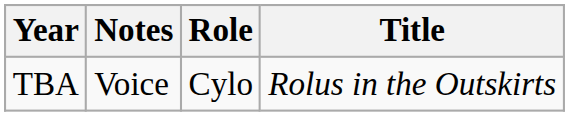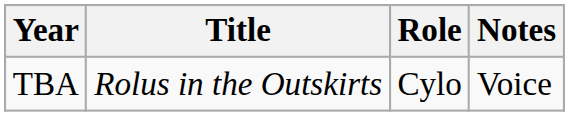columns swapped: (412, 30) <-> (134, 30)
